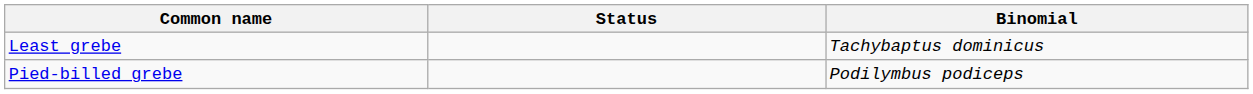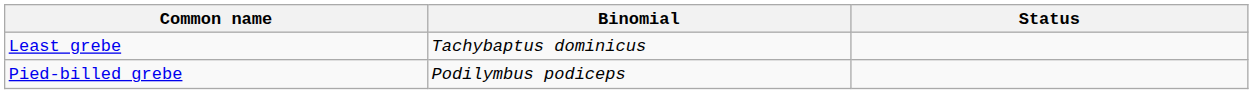columns swapped: (1037, 19) <-> (626, 19)
